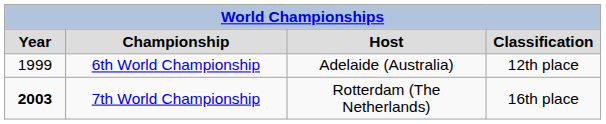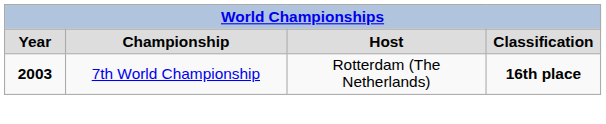- row: (176, 66)
(543, 99) normal -> (543, 74) bold
